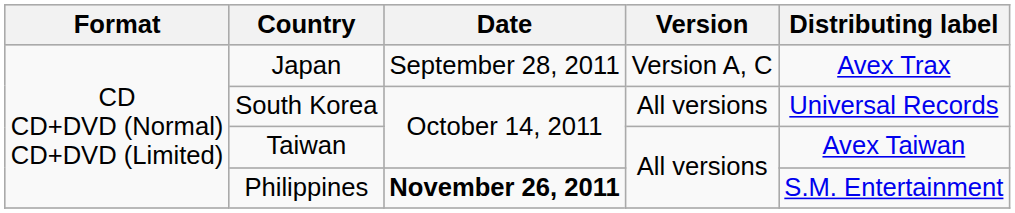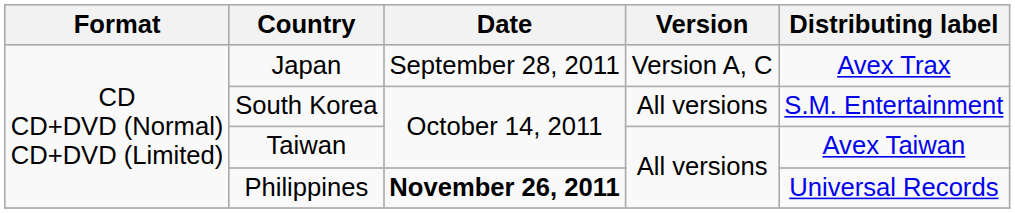(894, 106) Universal Records -> (894, 106) S.M. Entertainment
(894, 187) S.M. Entertainment -> (894, 187) Universal Records
